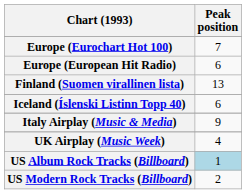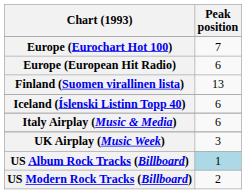(218, 122) 9 -> (218, 122) 6
(218, 141) 4 -> (218, 141) 3
